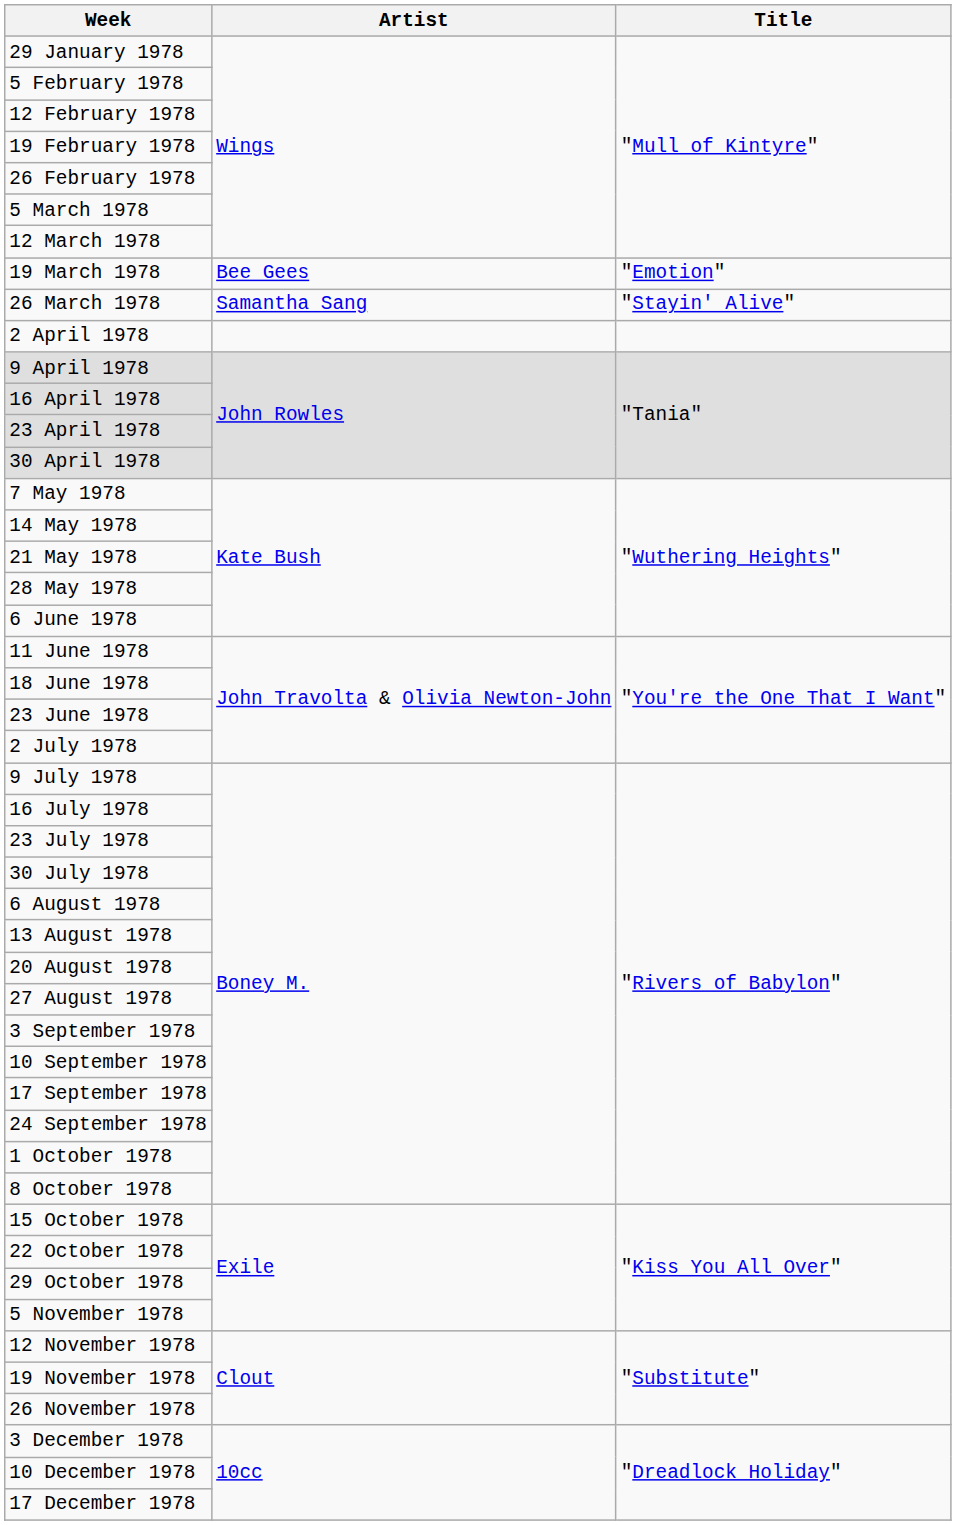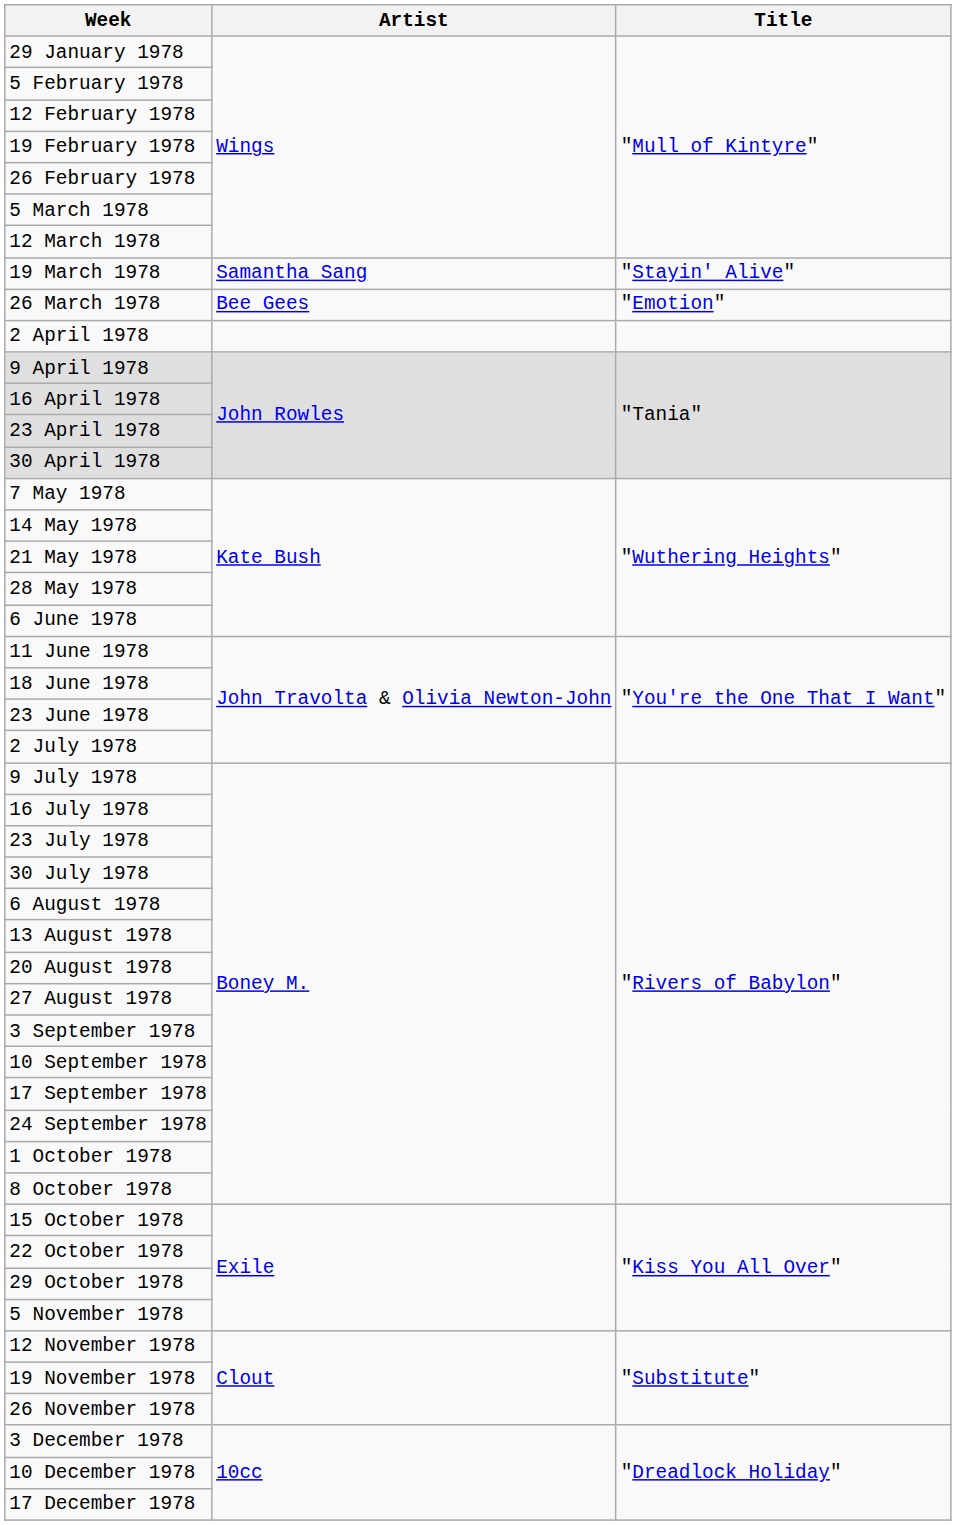(263, 273) Bee Gees -> (292, 273) Samantha Sang
(673, 273) "Emotion" -> (708, 273) "Stayin' Alive"
(292, 305) Samantha Sang -> (263, 305) Bee Gees
(708, 305) "Stayin' Alive" -> (673, 305) "Emotion"
